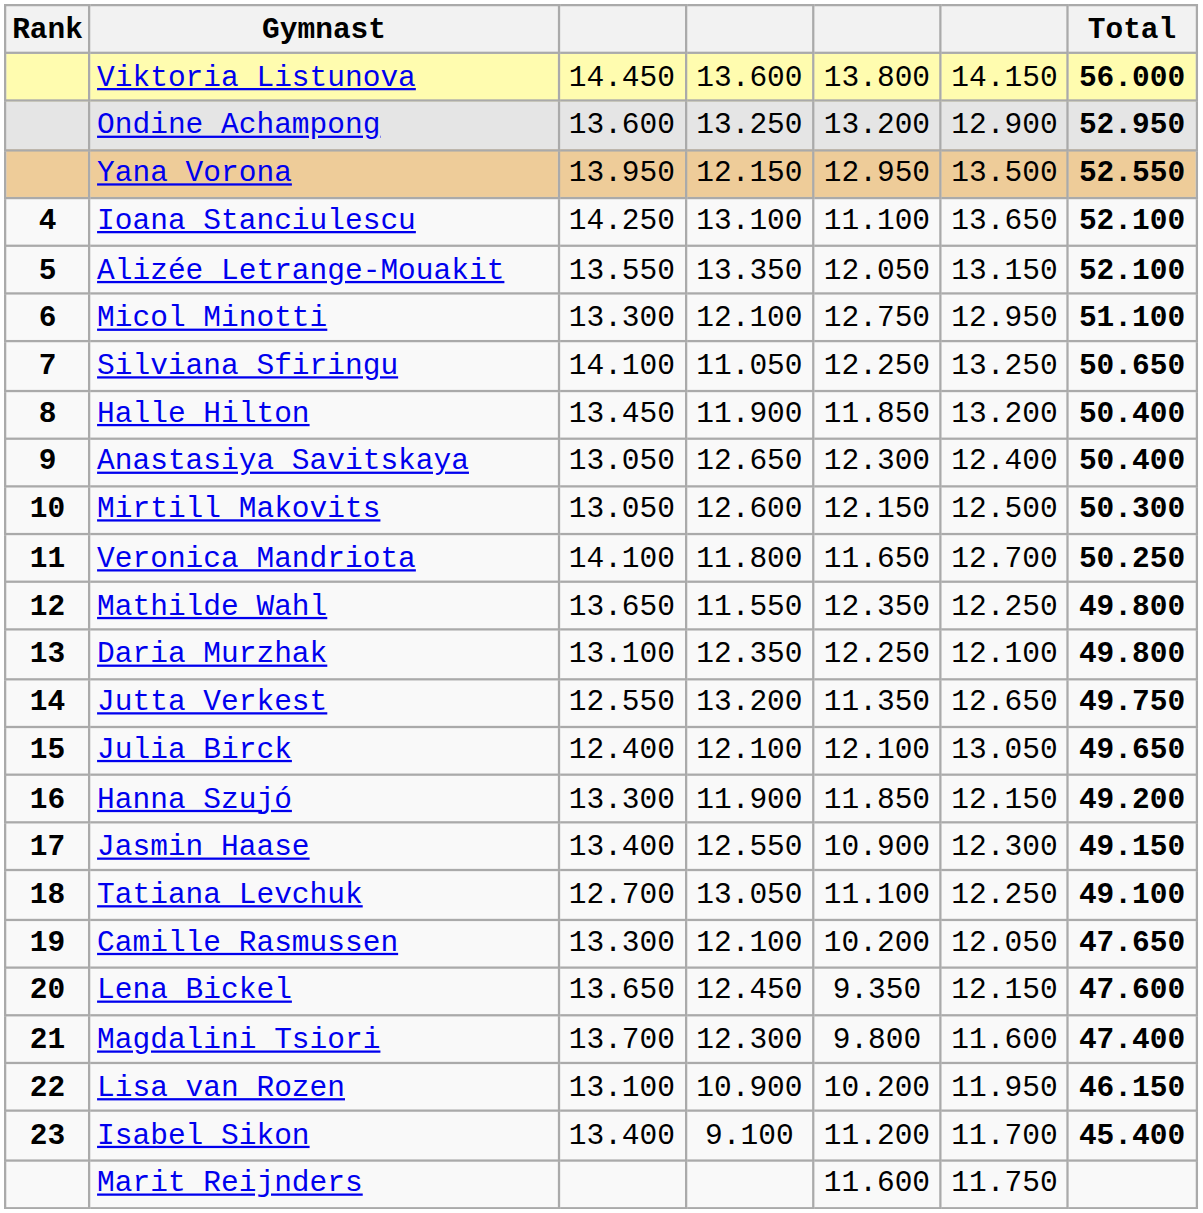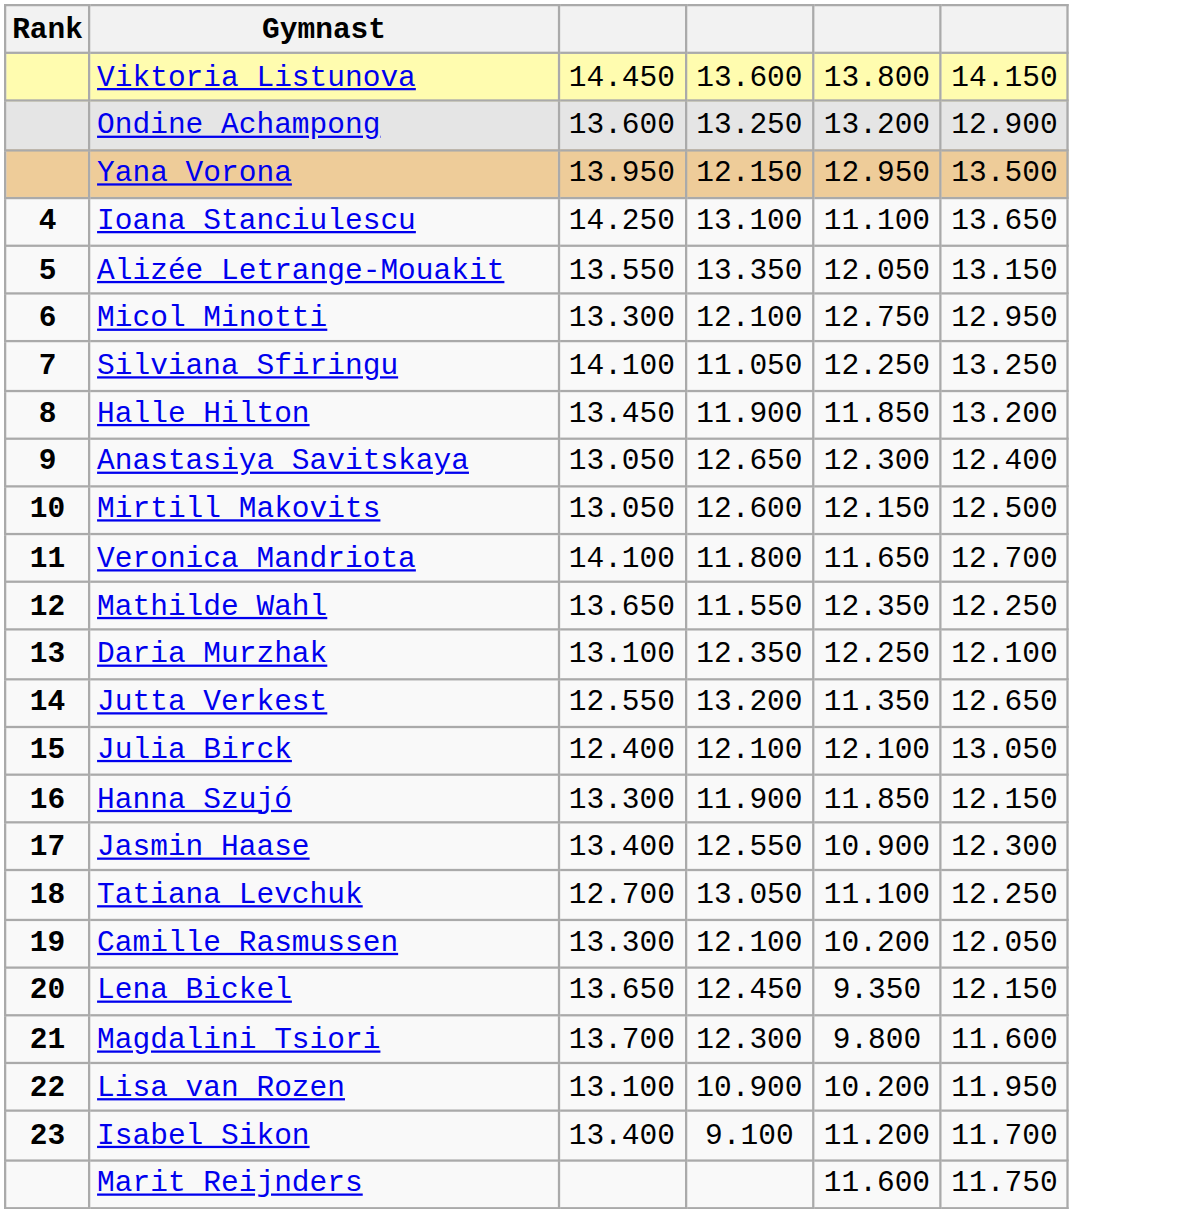- column: (1132, 29)
